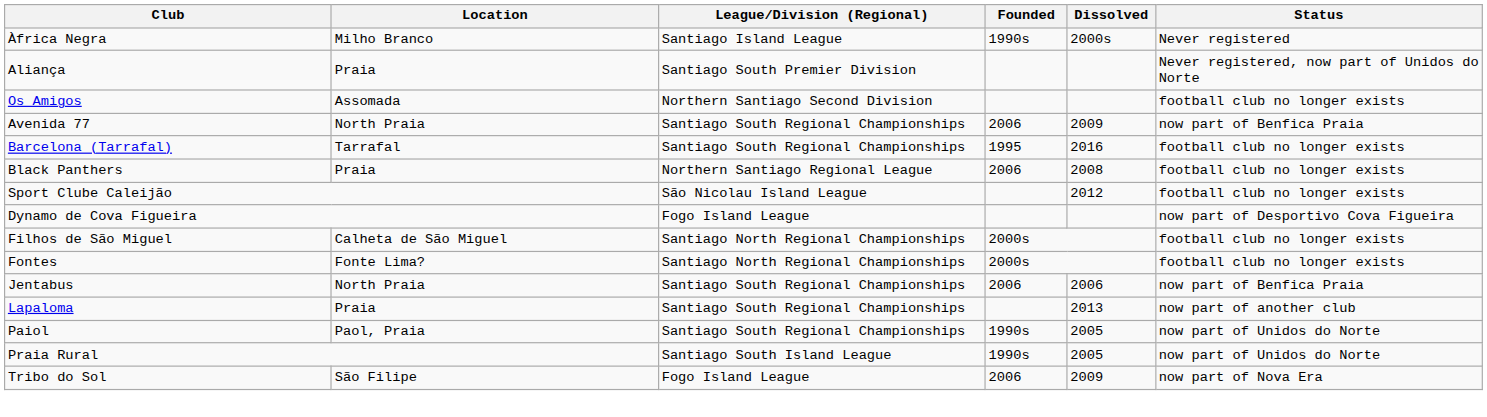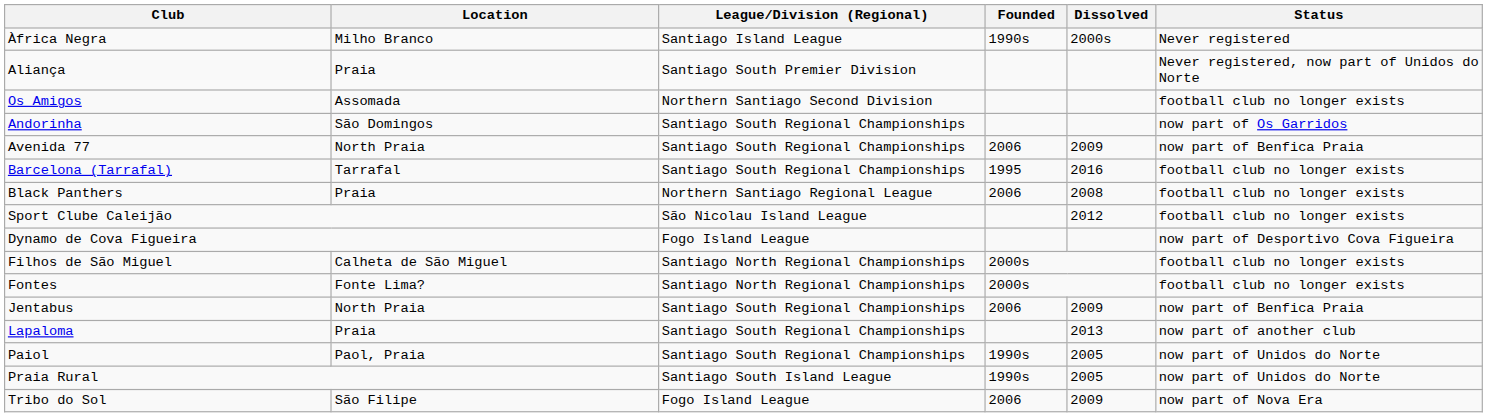+ row: (45, 124)
(1087, 285) 2006 -> (1087, 308) 2009
